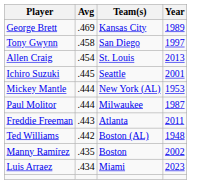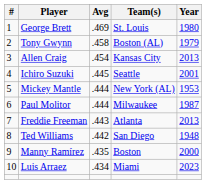+ column: (11, 12)
(123, 27) Kansas City -> (131, 27) St. Louis
(175, 27) 1989 -> (189, 27) 1980
(120, 43) San Diego -> (138, 43) Boston (AL)
(175, 43) 1997 -> (189, 43) 1979
(117, 58) St. Louis -> (137, 58) Kansas City
(175, 120) 2011 -> (189, 120) 2013
(124, 136) Boston (AL) -> (134, 136) San Diego
(175, 151) 2002 -> (189, 151) 2000
